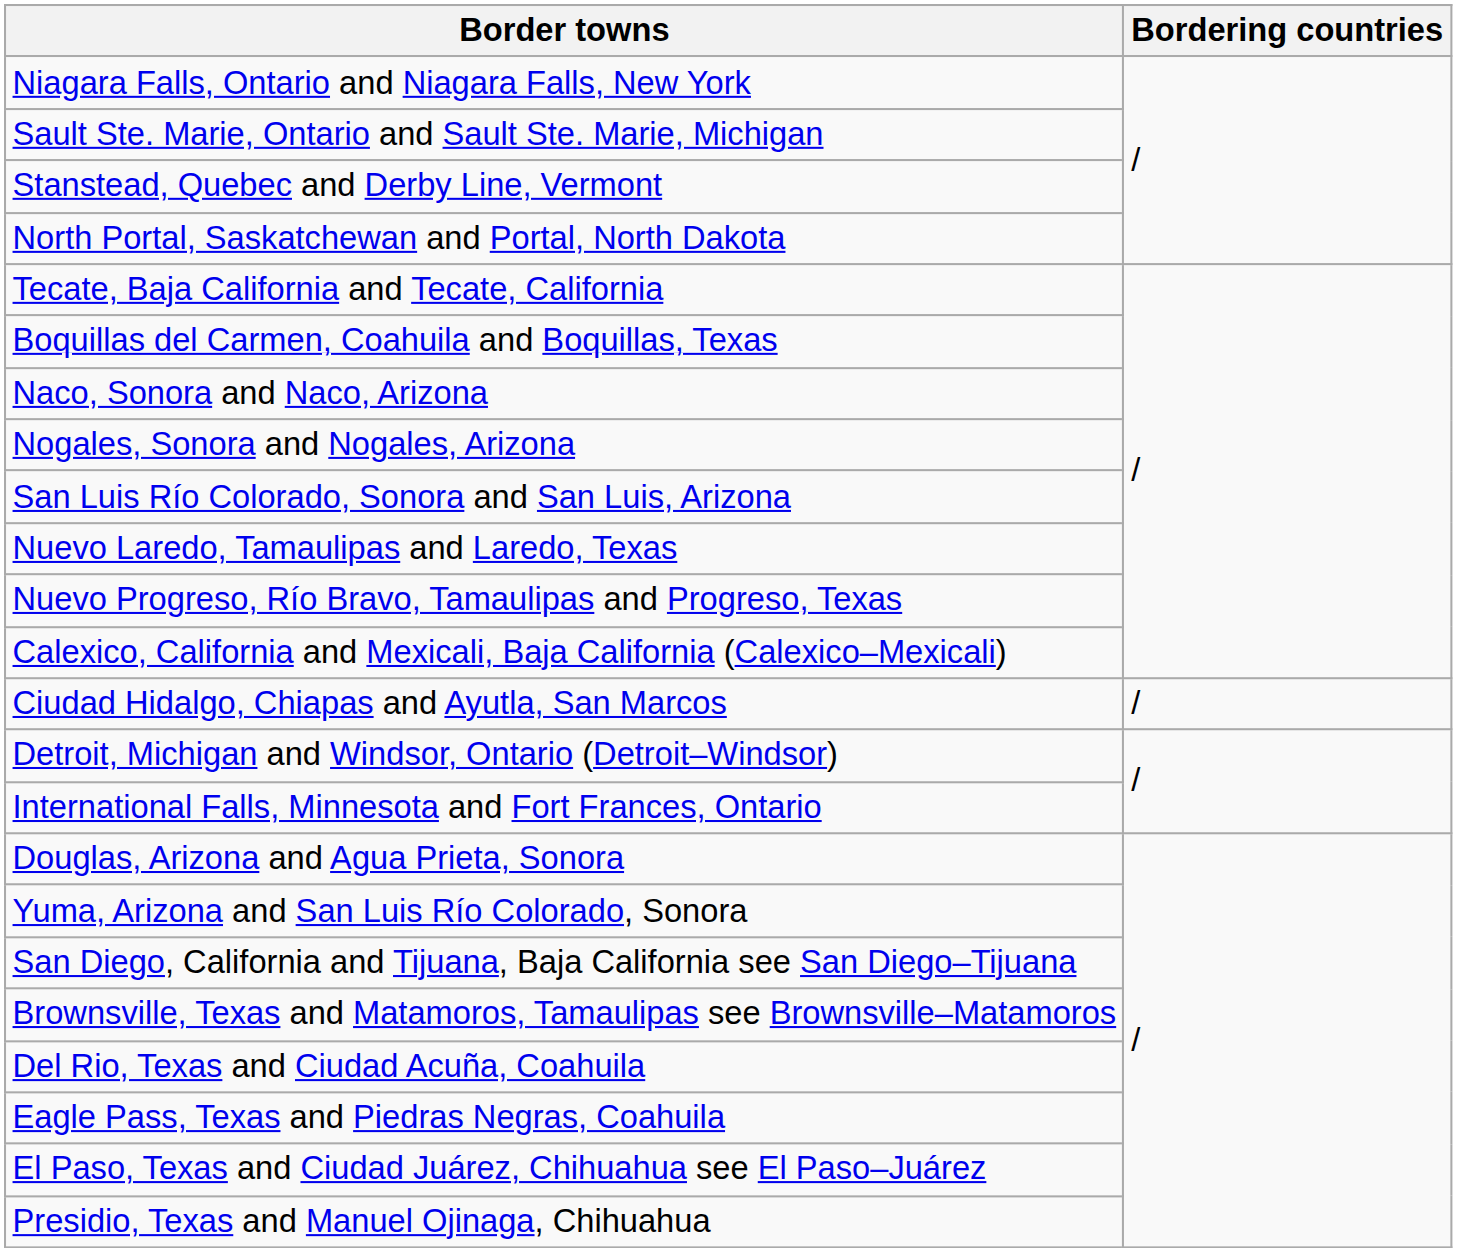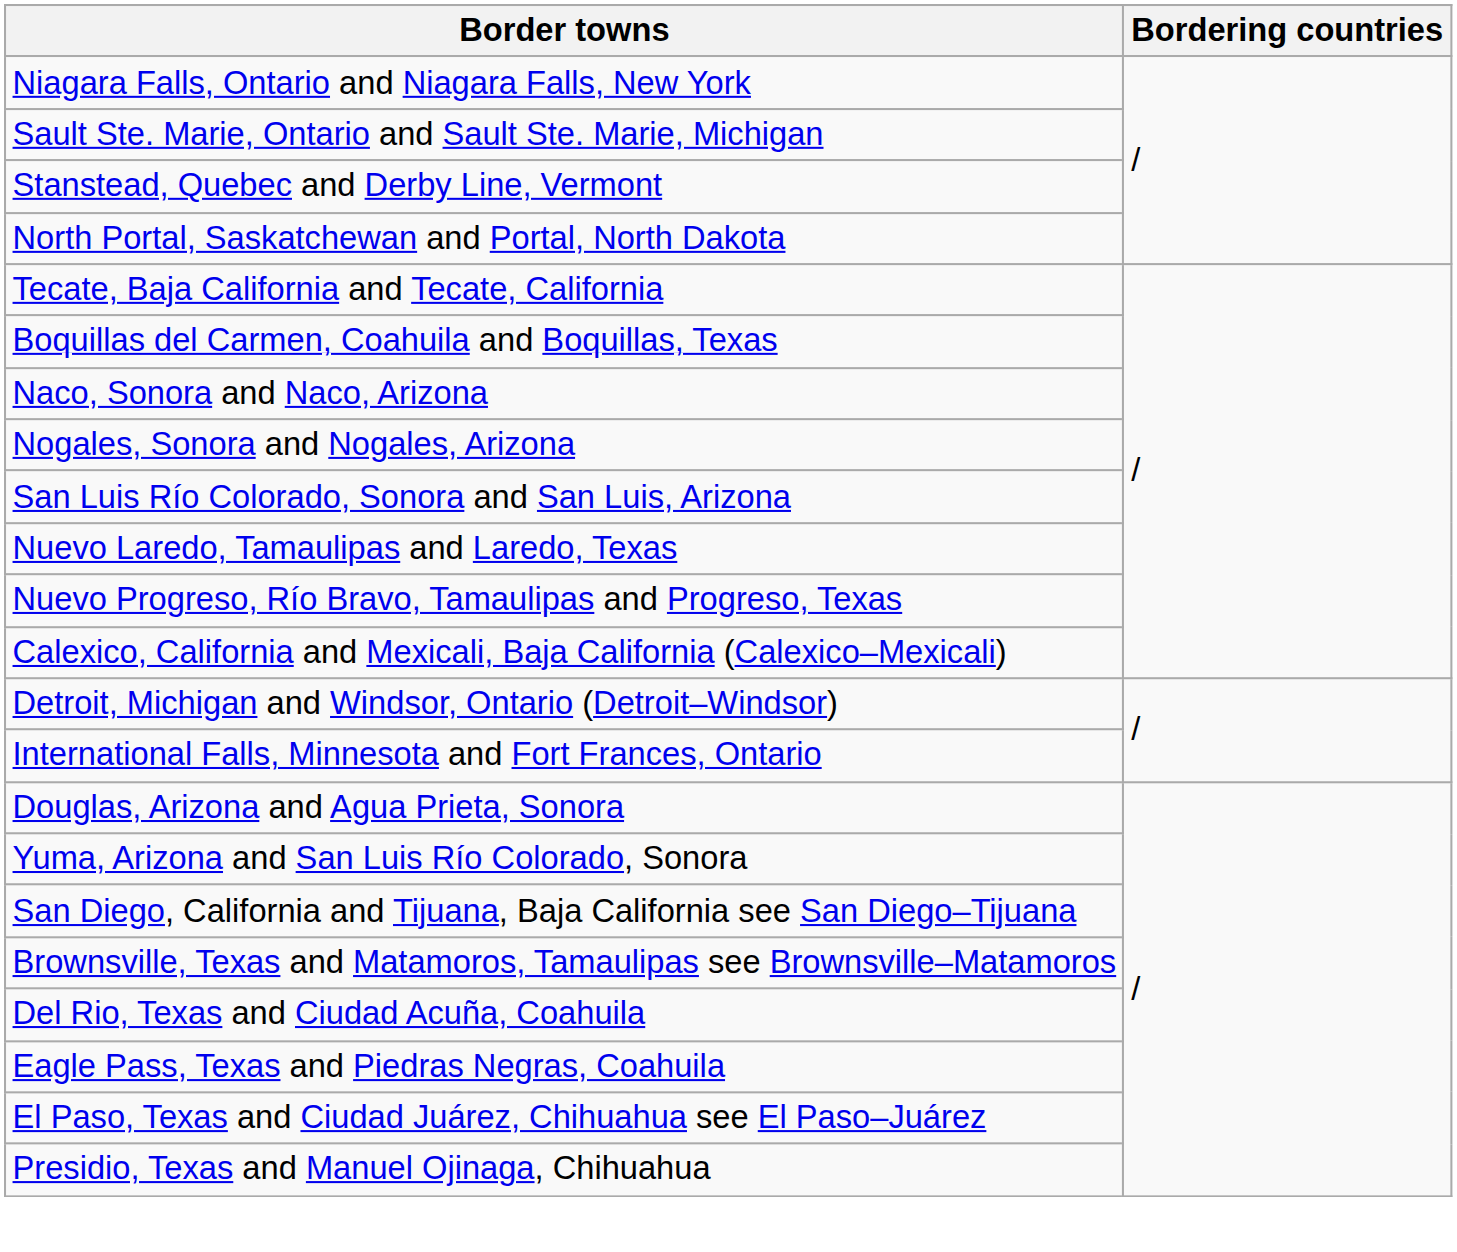- row: (370, 703)
